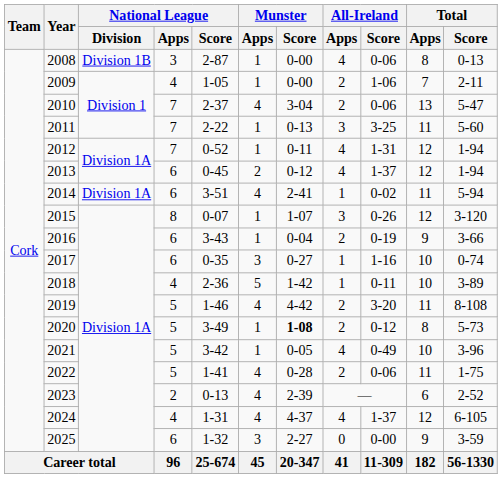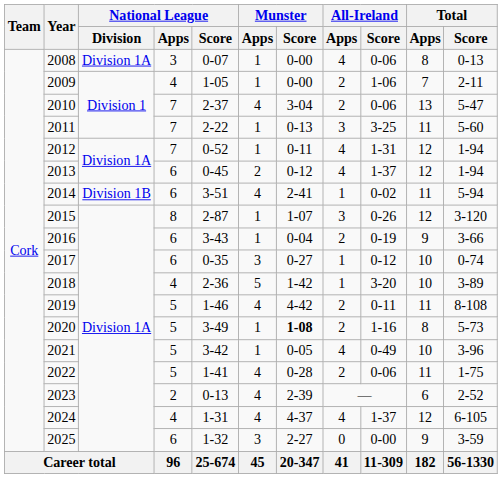(117, 60) Division 1B -> (117, 60) Division 1A
(215, 60) 2-87 -> (215, 60) 0-07
(117, 194) Division 1A -> (117, 194) Division 1B
(215, 216) 0-07 -> (215, 216) 2-87
(383, 261) 1-16 -> (383, 261) 0-12
(383, 283) 0-11 -> (383, 283) 3-20
(383, 305) 3-20 -> (383, 305) 0-11
(383, 328) 0-12 -> (383, 328) 1-16
